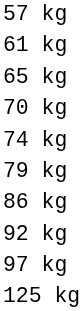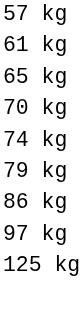- row: (35, 234)
